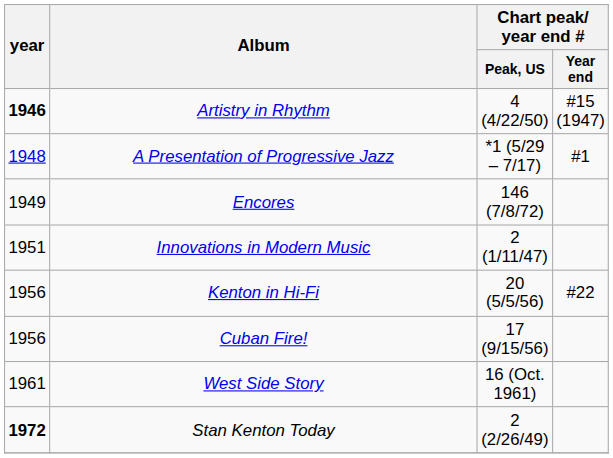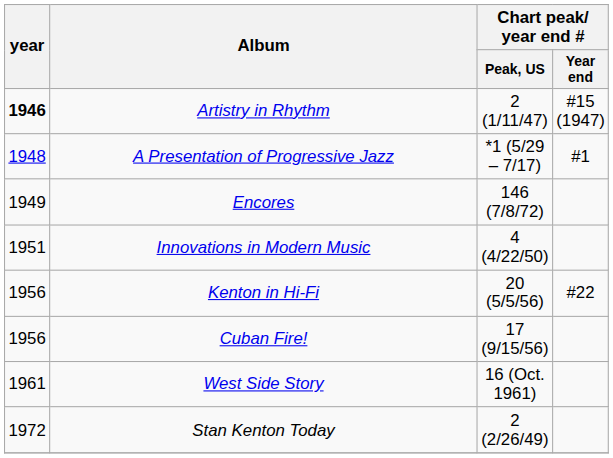(515, 110) 4 (4/22/50) -> (515, 110) 2 (1/11/47)
(515, 247) 2 (1/11/47) -> (515, 247) 4 (4/22/50)
(27, 429) bold -> (27, 429) normal
